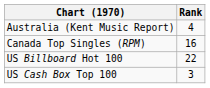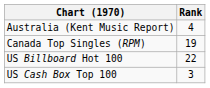(191, 44) 16 -> (191, 44) 19
